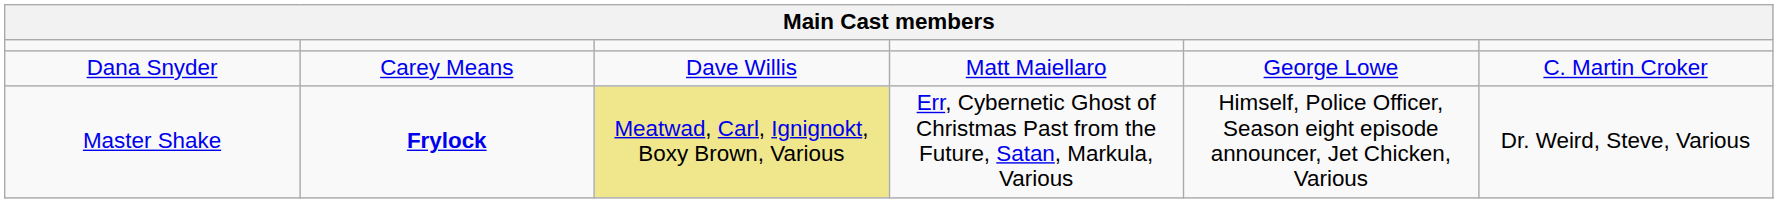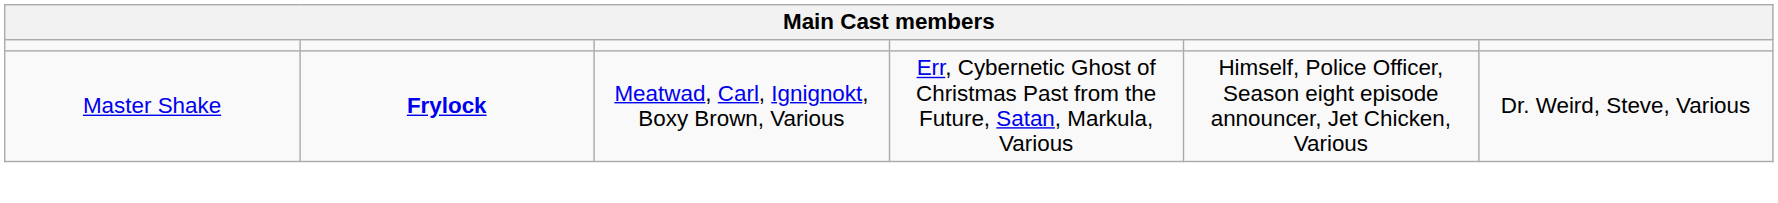- row: (152, 68)
(741, 141) khaki background -> (741, 105) no background
